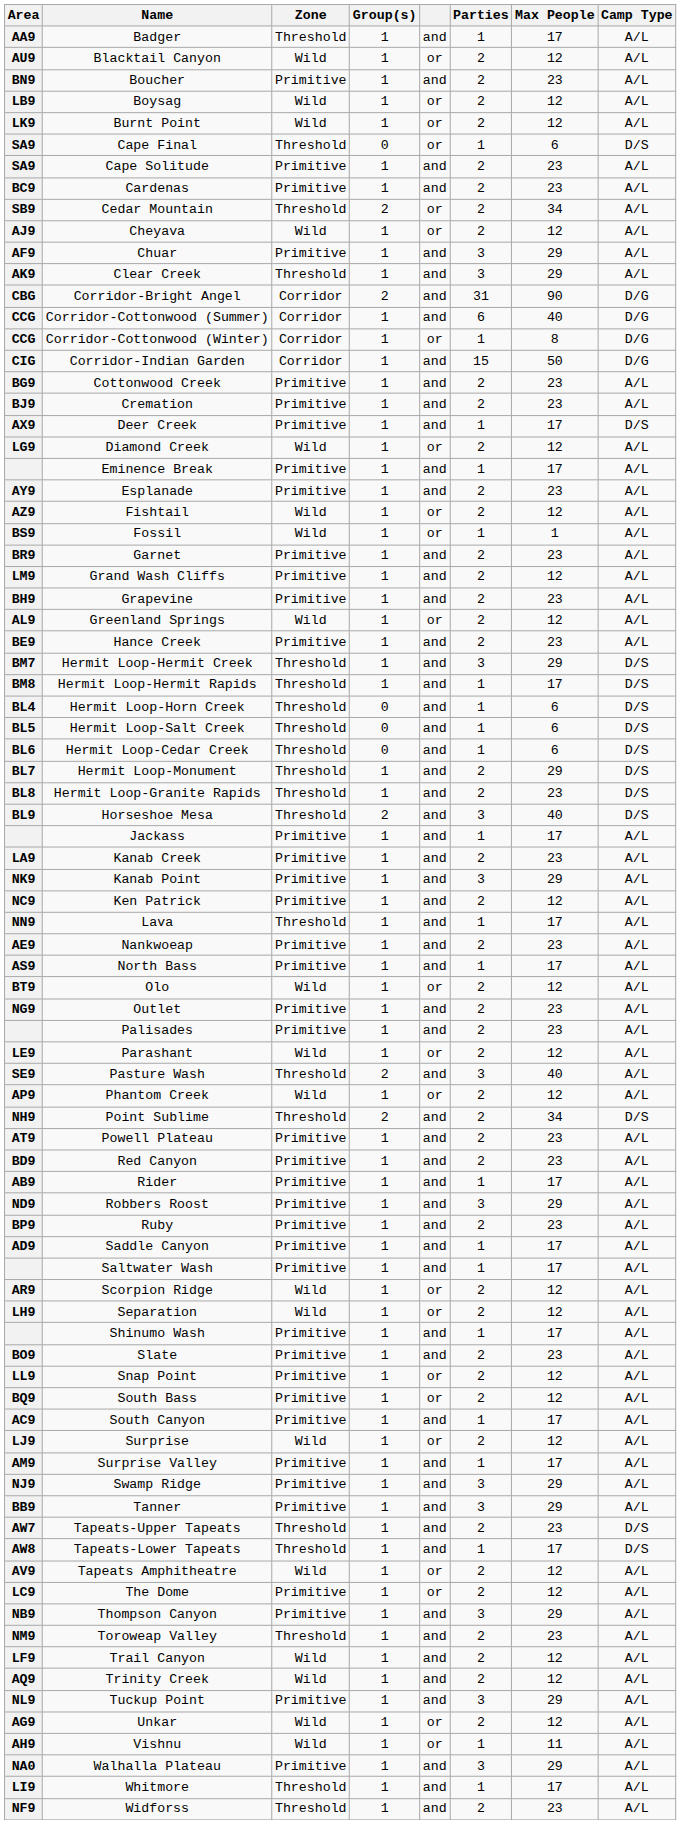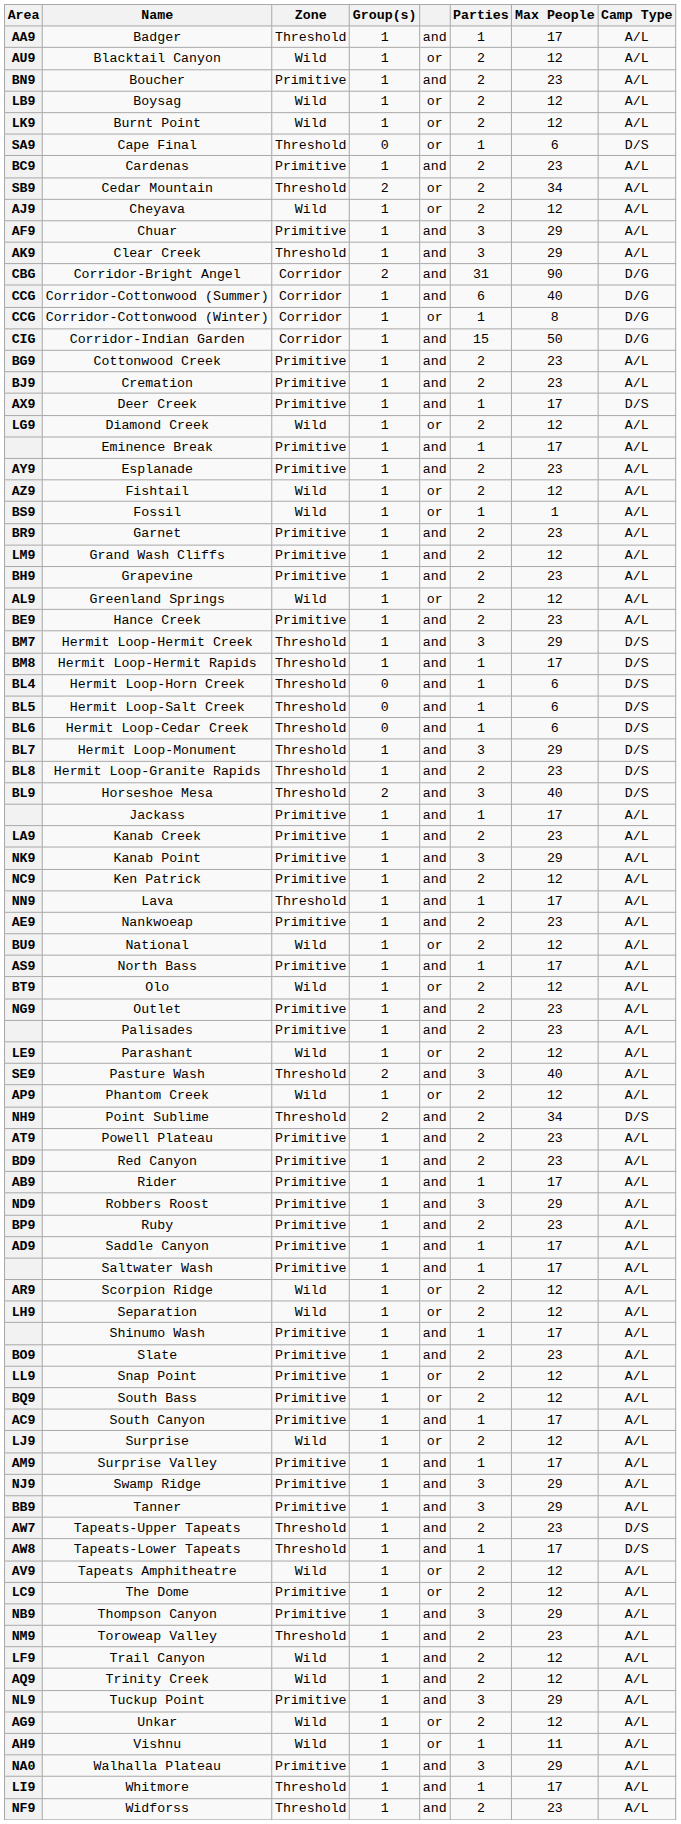- row: (157, 167)
(481, 772) 2 -> (481, 750) 3
+ row: (157, 945)
